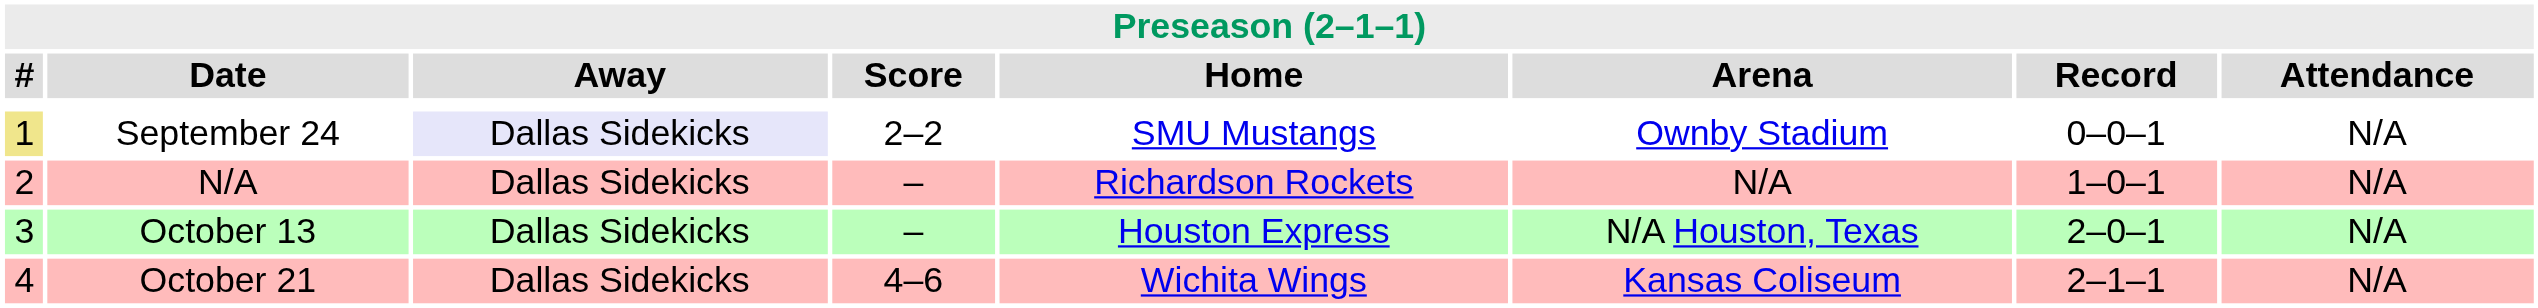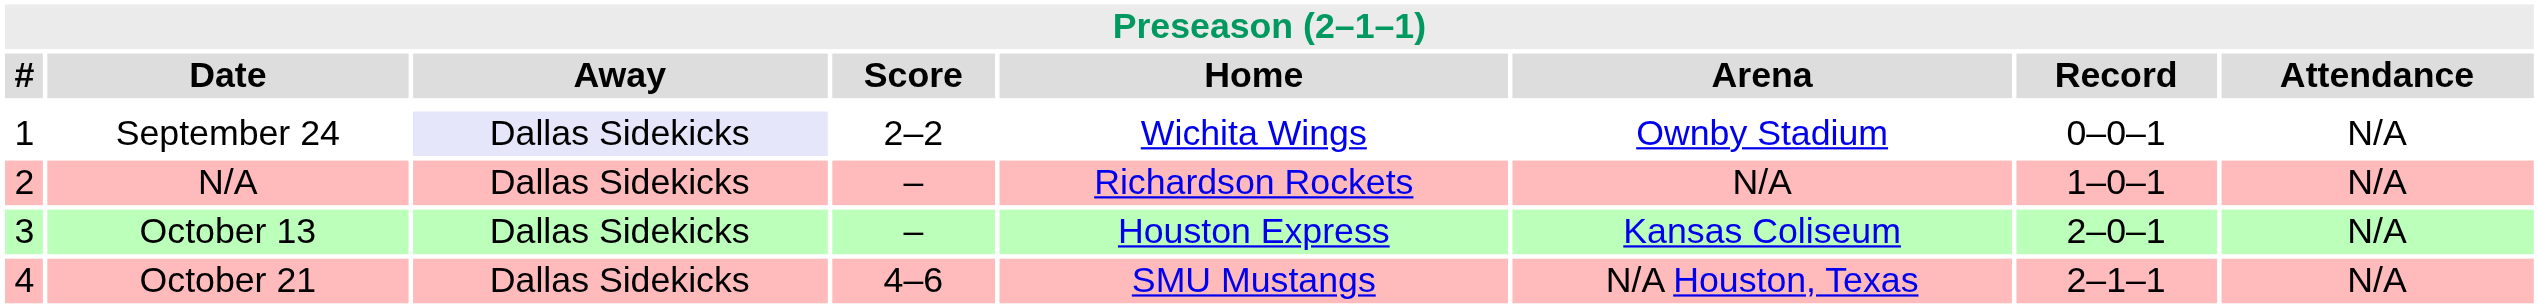(24, 133) khaki background -> (24, 133) no background
(1254, 133) SMU Mustangs -> (1254, 133) Wichita Wings
(1762, 231) N/A Houston, Texas -> (1762, 231) Kansas Coliseum
(1254, 280) Wichita Wings -> (1254, 280) SMU Mustangs
(1762, 280) Kansas Coliseum -> (1762, 280) N/A Houston, Texas
